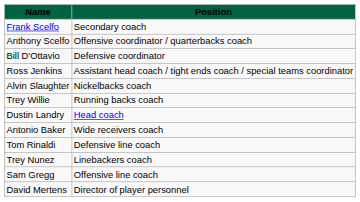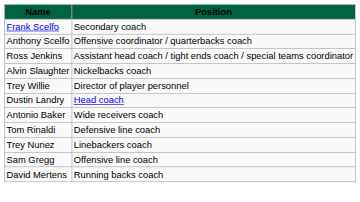- row: (33, 56)
(119, 101) Running backs coach -> (131, 86) Director of player personnel
(131, 190) Director of player personnel -> (119, 175) Running backs coach
